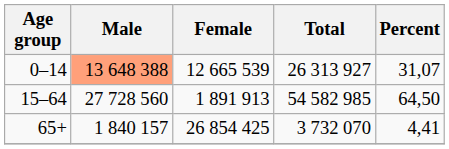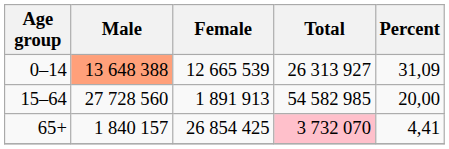(419, 69) 31,07 -> (419, 69) 31,09
(419, 98) 64,50 -> (419, 98) 20,00
(334, 128) no background -> (334, 128) pink background
